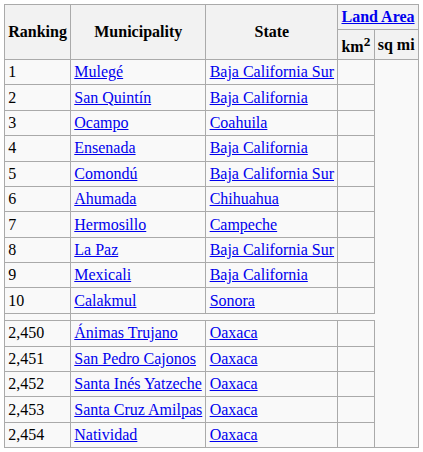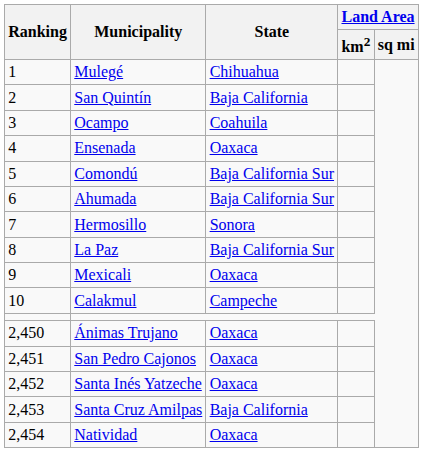(272, 72) Baja California Sur -> (244, 72) Chihuahua
(259, 148) Baja California -> (234, 148) Oaxaca
(244, 199) Chihuahua -> (272, 199) Baja California Sur
(243, 224) Campeche -> (232, 224) Sonora
(259, 275) Baja California -> (234, 275) Oaxaca
(232, 300) Sonora -> (243, 300) Campeche
(234, 409) Oaxaca -> (259, 409) Baja California
